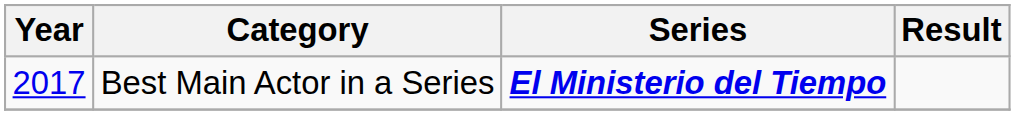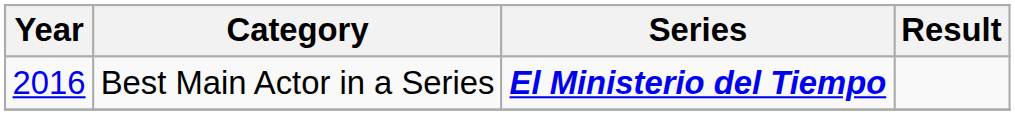(49, 82) 2017 -> (49, 82) 2016
